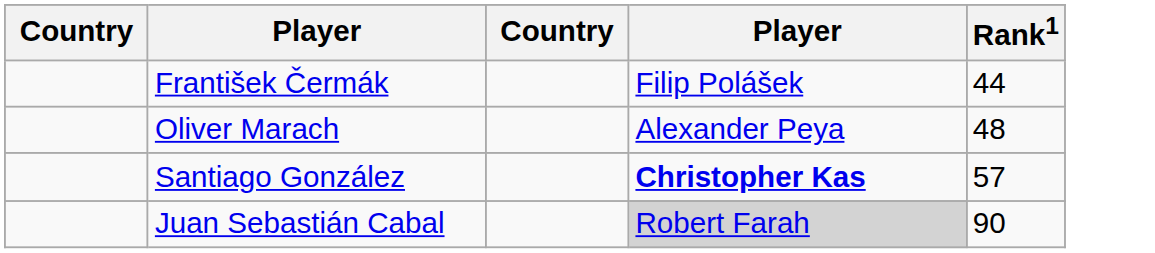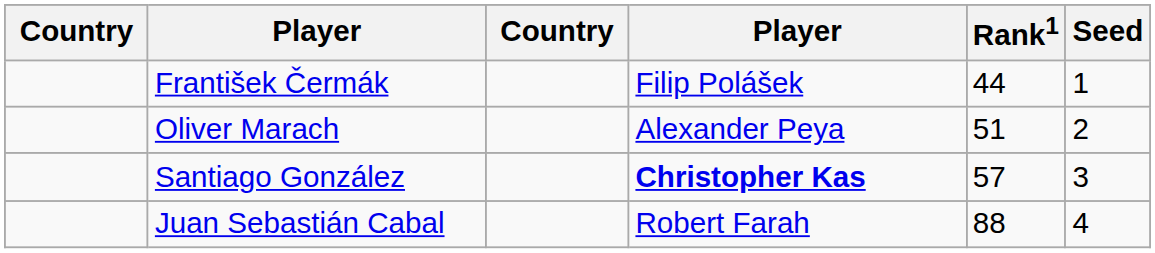+ column: (1108, 31)
(989, 129) 48 -> (989, 129) 51
(723, 223) lightgrey background -> (723, 223) no background
(989, 223) 90 -> (989, 223) 88
